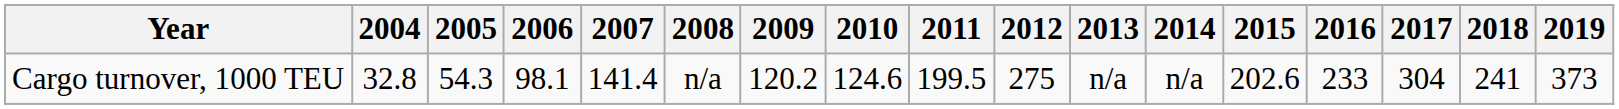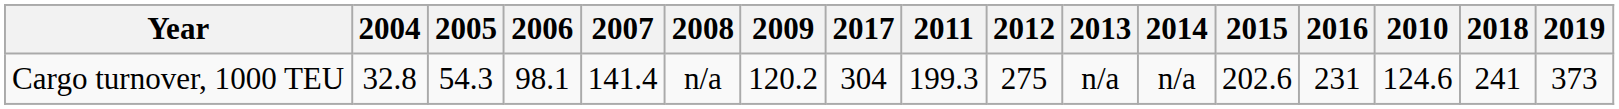columns swapped: (867, 29) <-> (1421, 29)
(951, 78) 199.5 -> (944, 78) 199.3
(1345, 78) 233 -> (1337, 78) 231
